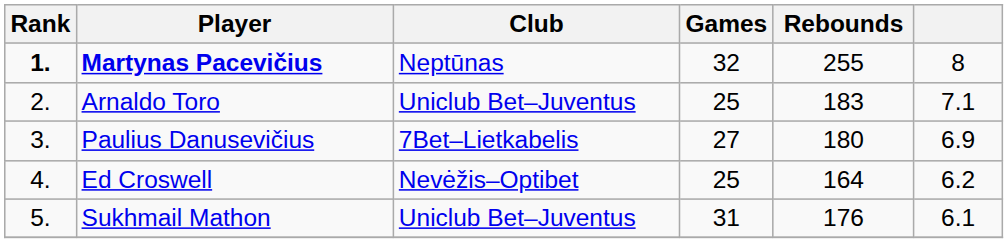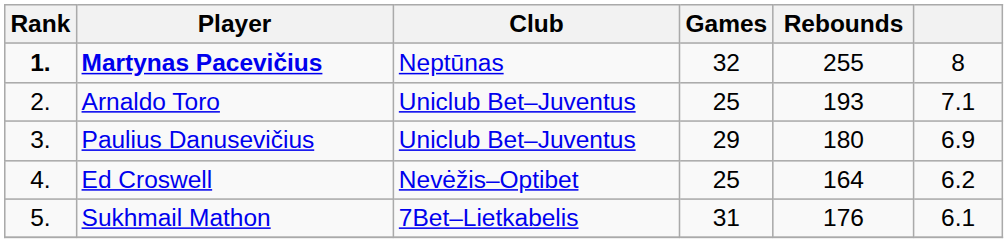(843, 101) 183 -> (843, 101) 193
(489, 140) 7Bet–Lietkabelis -> (517, 140) Uniclub Bet–Juventus
(726, 140) 27 -> (726, 140) 29
(517, 218) Uniclub Bet–Juventus -> (489, 218) 7Bet–Lietkabelis
